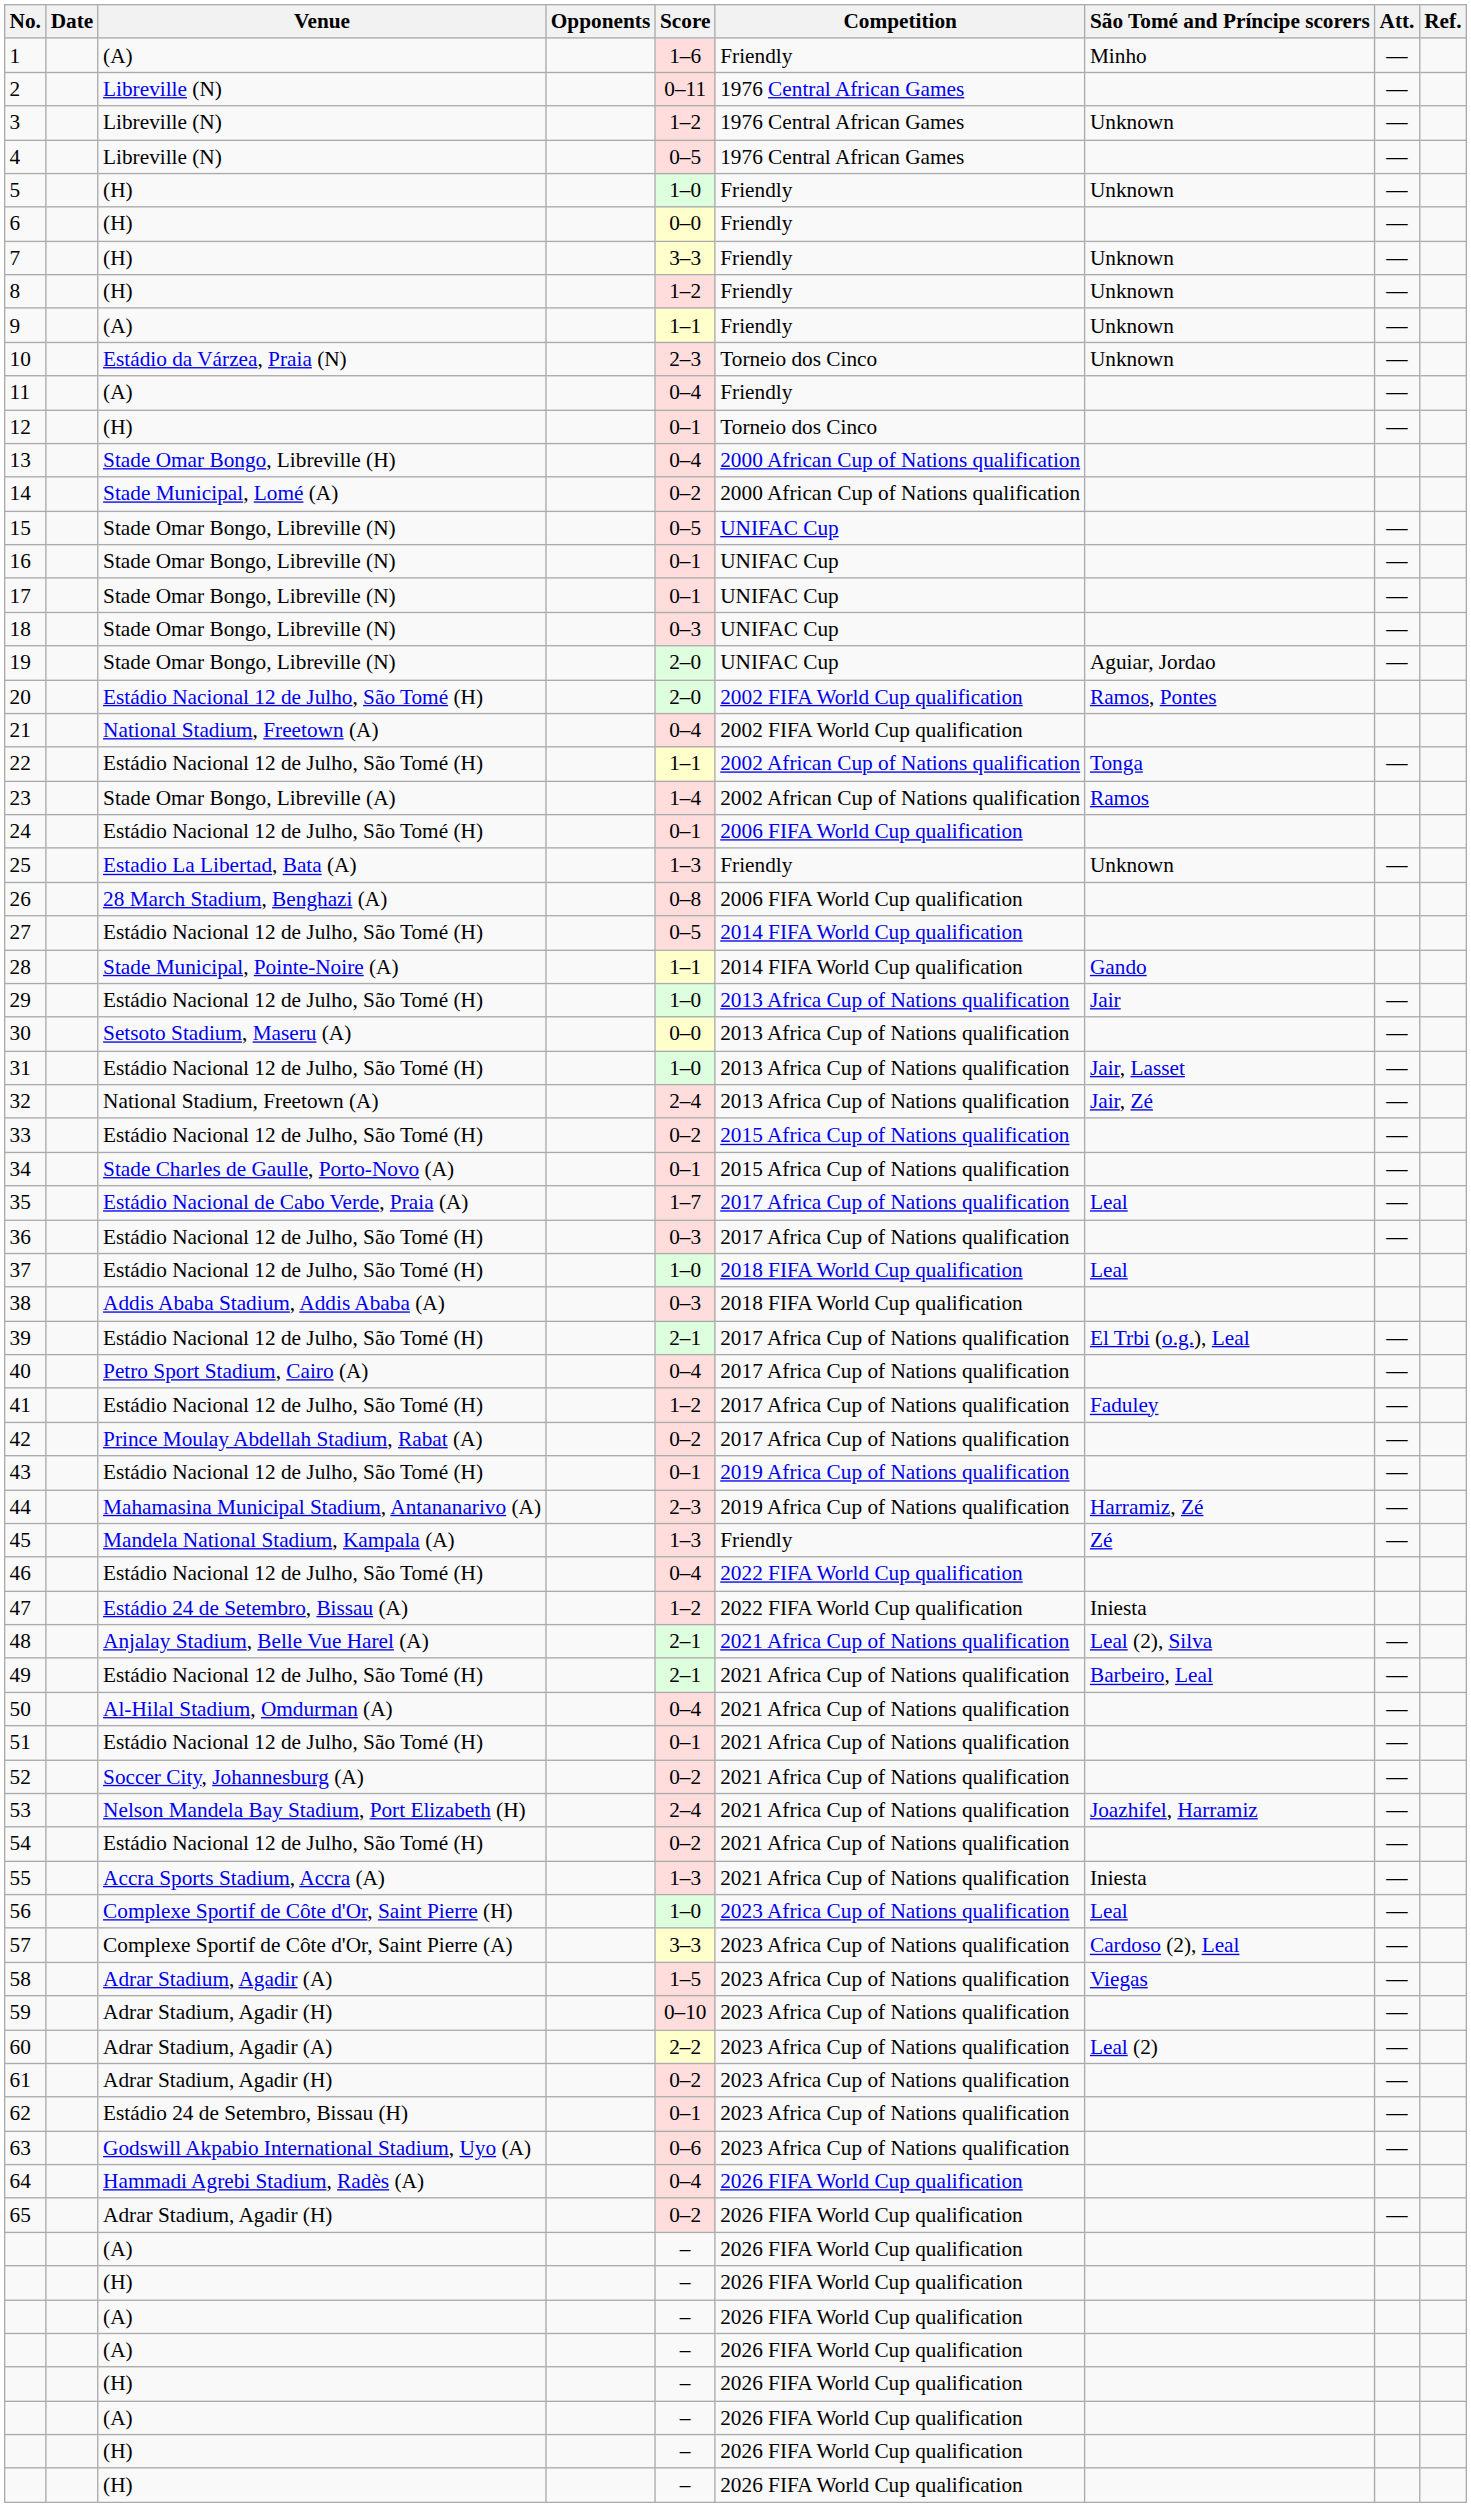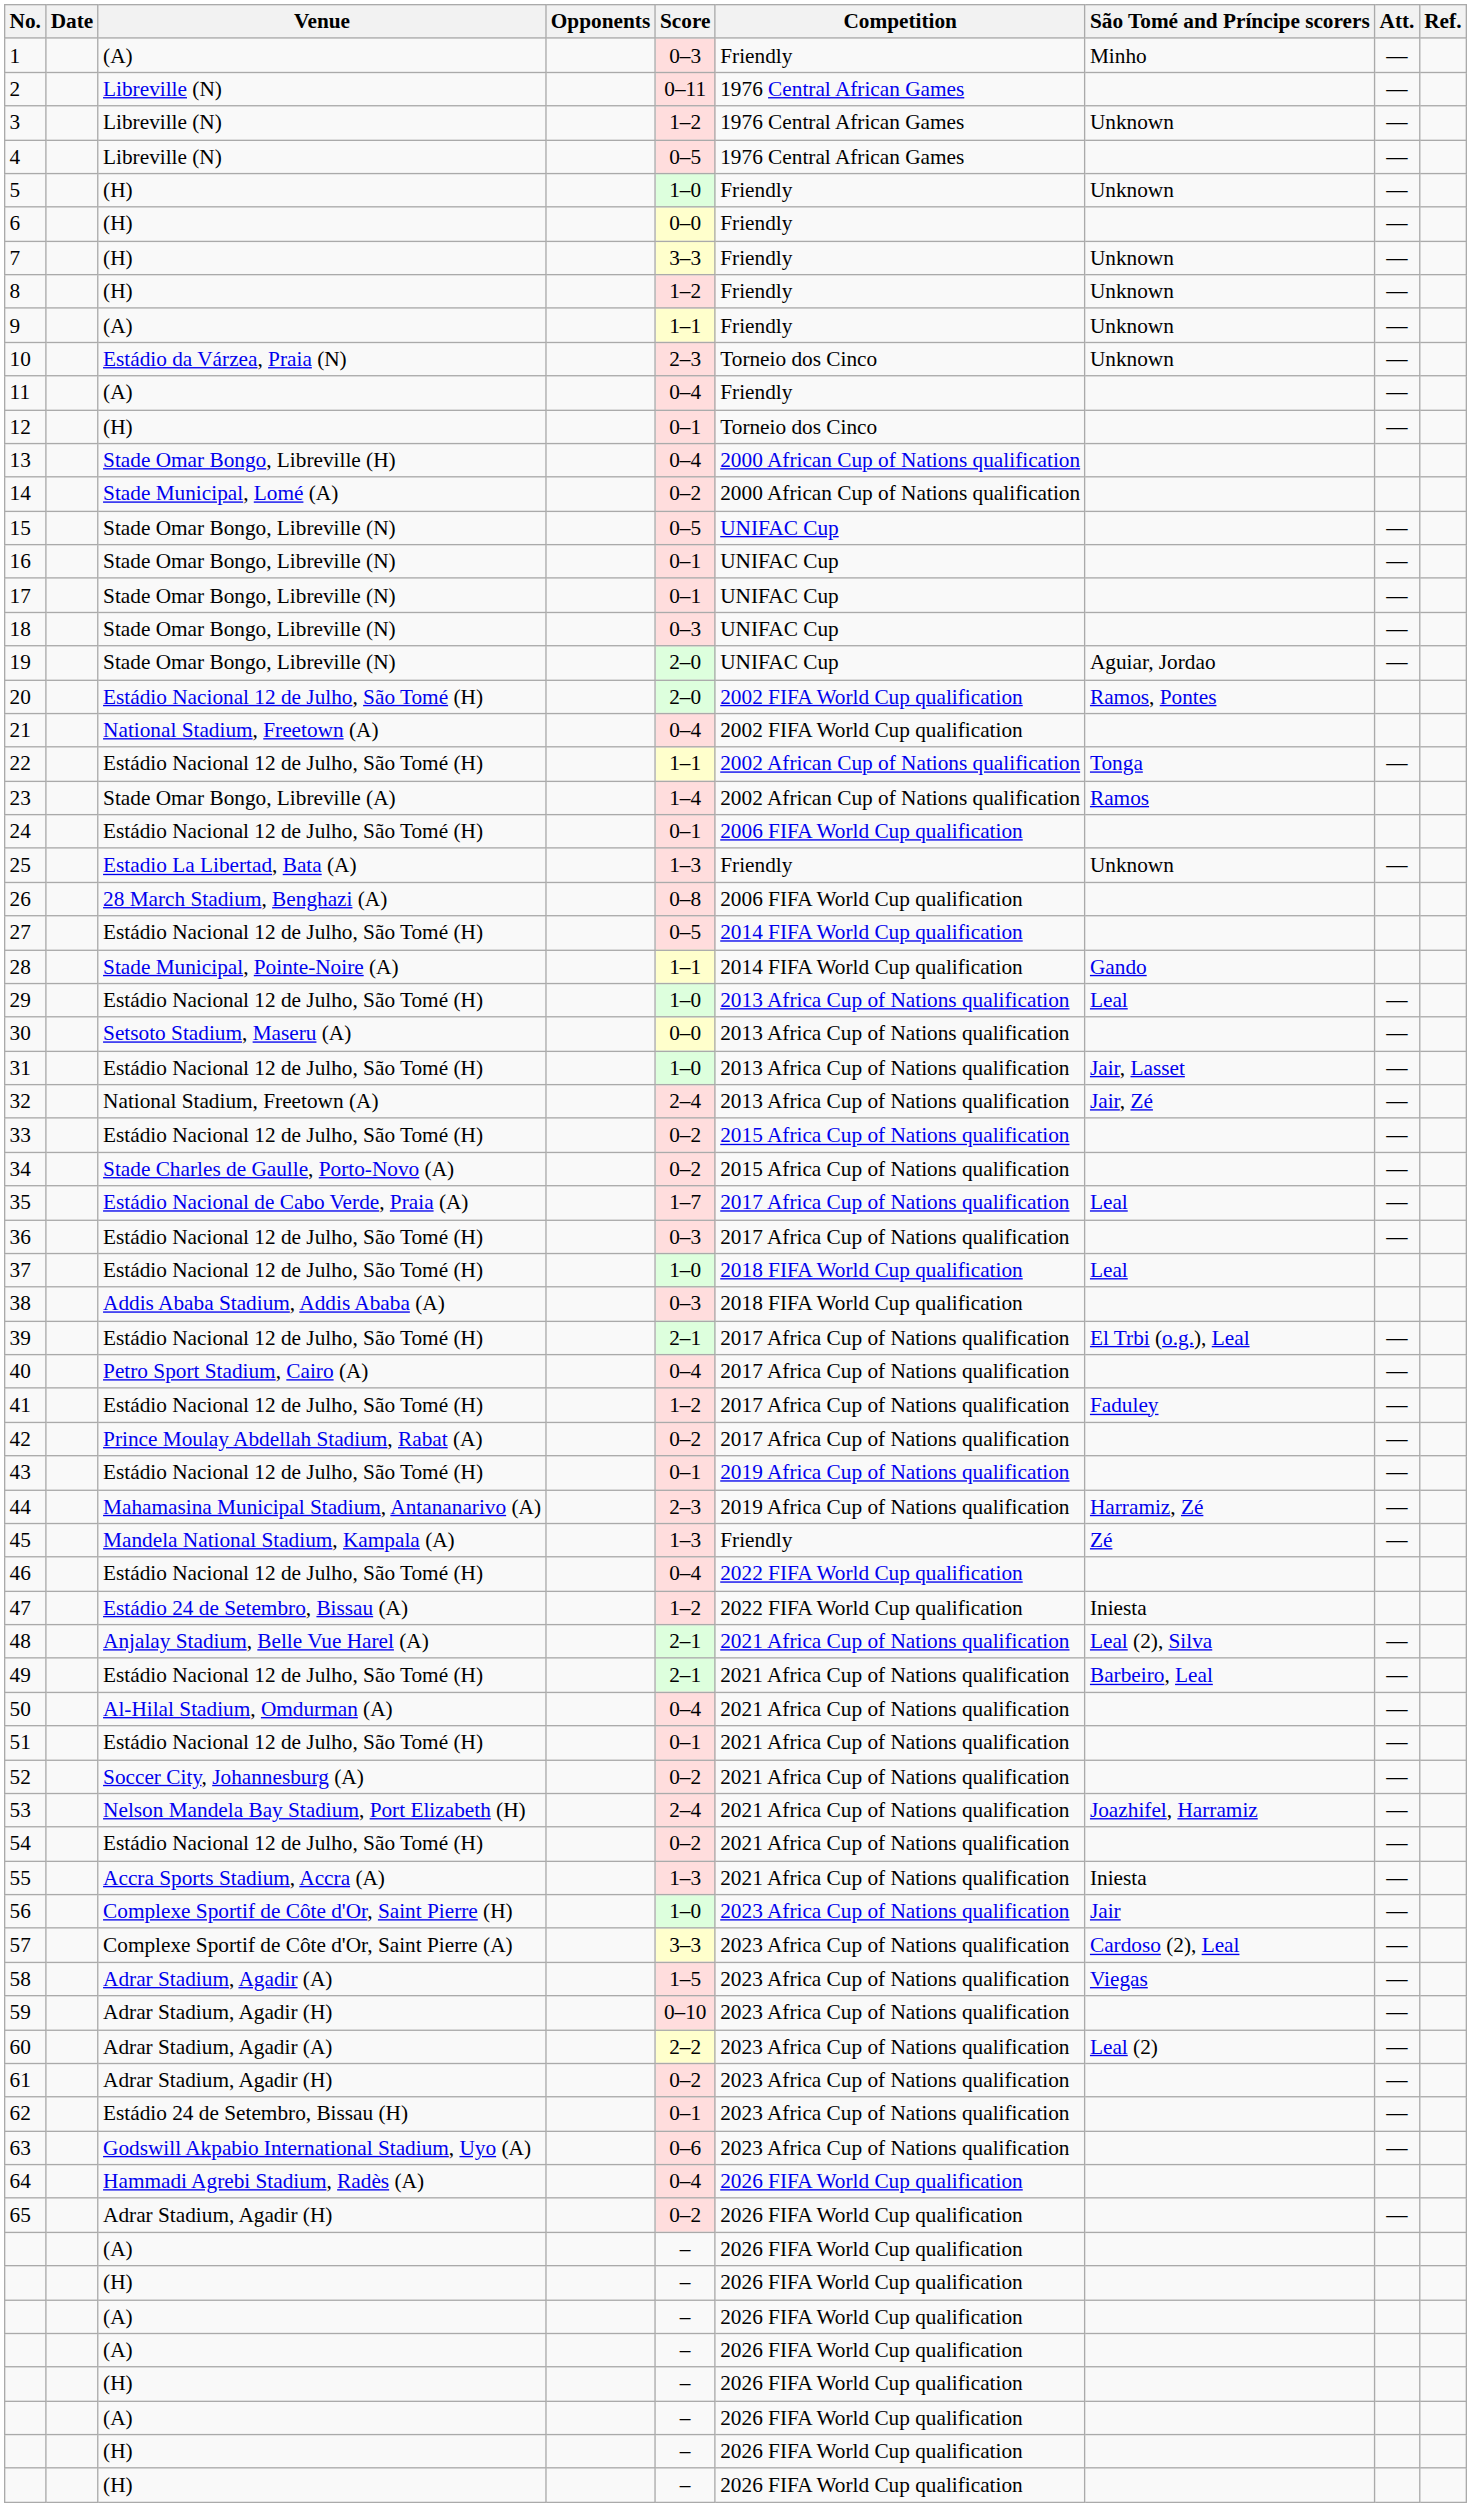(685, 55) 1–6 -> (685, 55) 0–3
(1105, 1000) Jair -> (1109, 1000) Leal
(685, 1168) 0–1 -> (685, 1168) 0–2
(1109, 1911) Leal -> (1105, 1911) Jair
